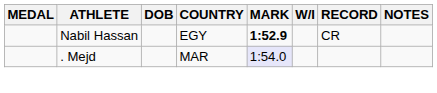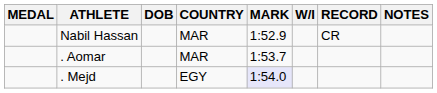(193, 35) EGY -> (194, 35) MAR
(268, 35) bold -> (268, 35) normal
+ row: (83, 56)
(194, 56) MAR -> (193, 77) EGY
